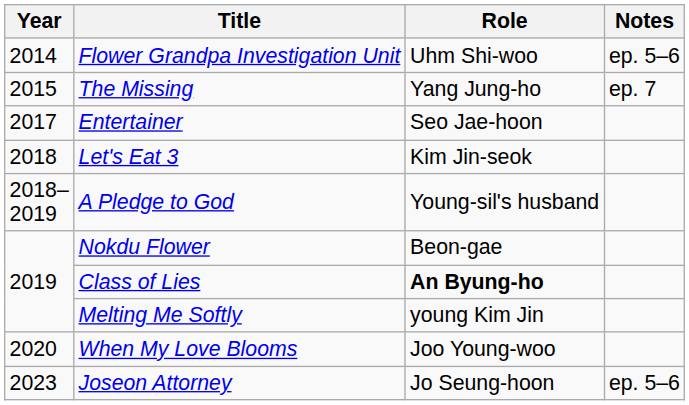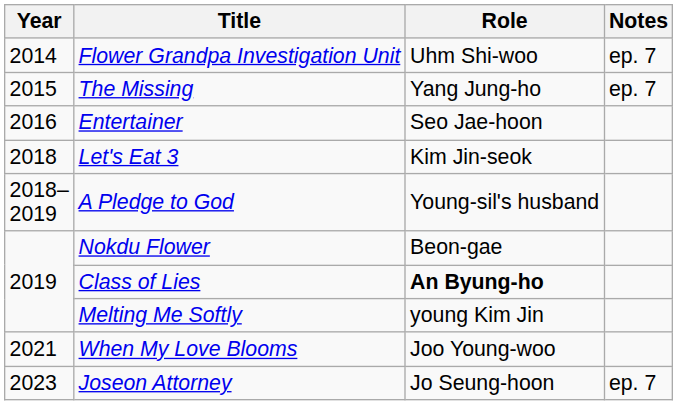(644, 55) ep. 5–6 -> (633, 55) ep. 7
(33, 122) 2017 -> (33, 122) 2016
(33, 349) 2020 -> (33, 349) 2021
(644, 382) ep. 5–6 -> (633, 382) ep. 7
